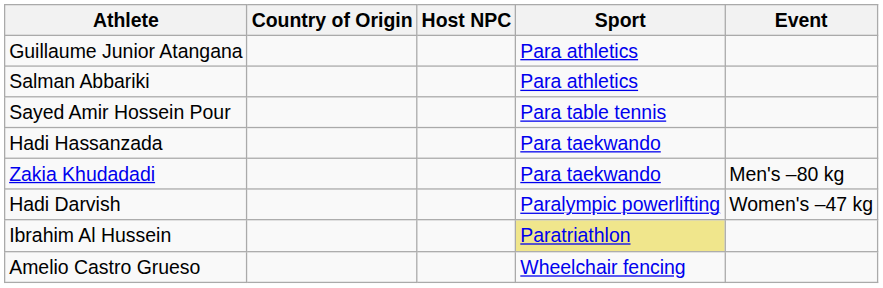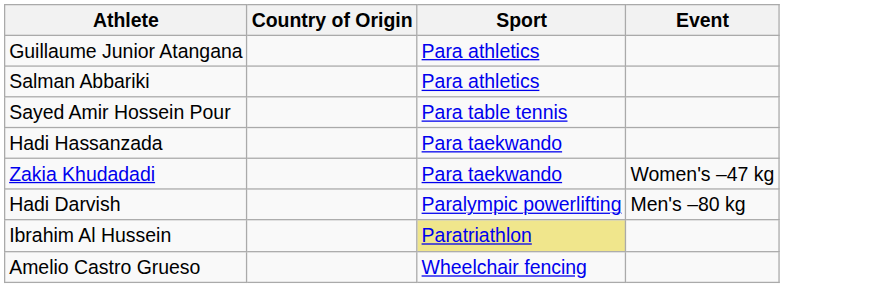- column: (466, 20)
(787, 174) Men's –80 kg -> (702, 174) Women's –47 kg
(801, 205) Women's –47 kg -> (688, 205) Men's –80 kg
